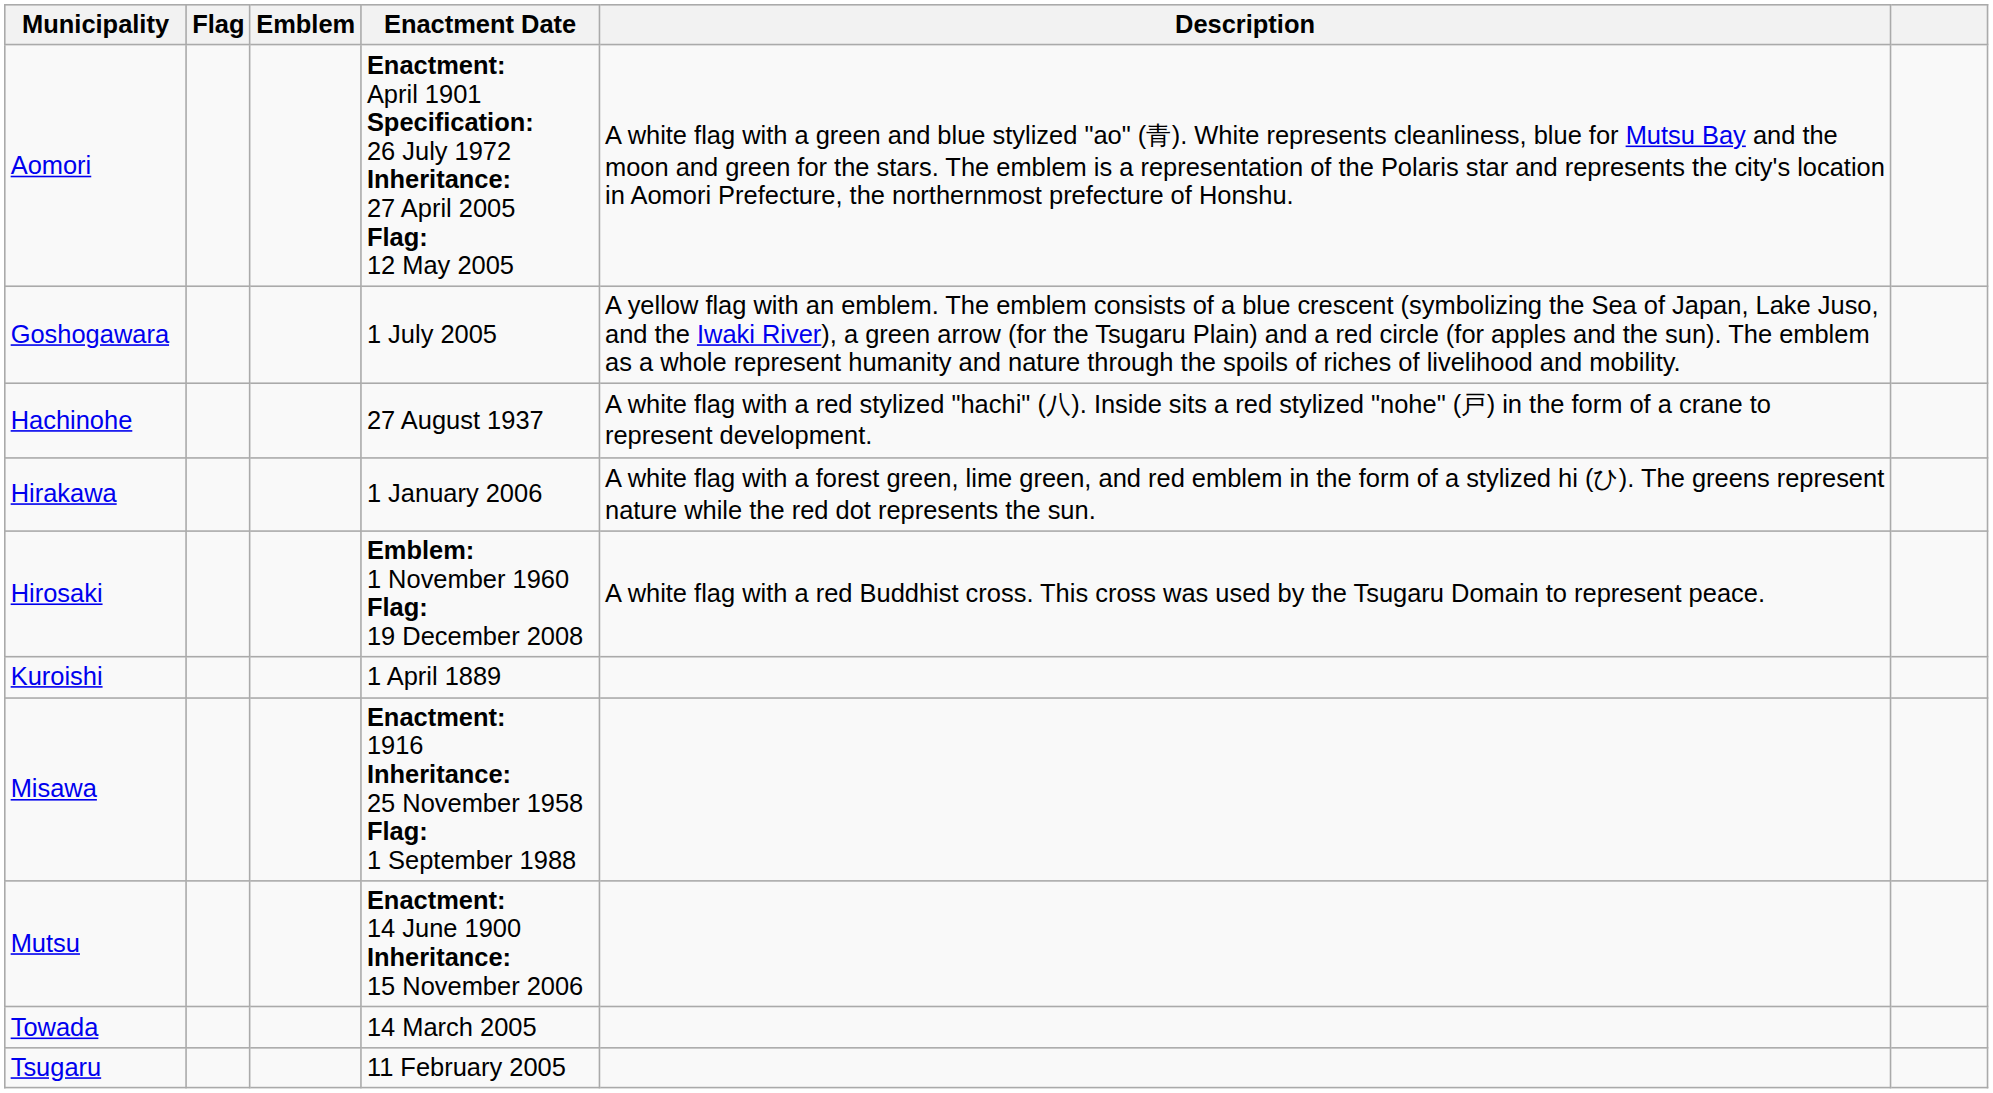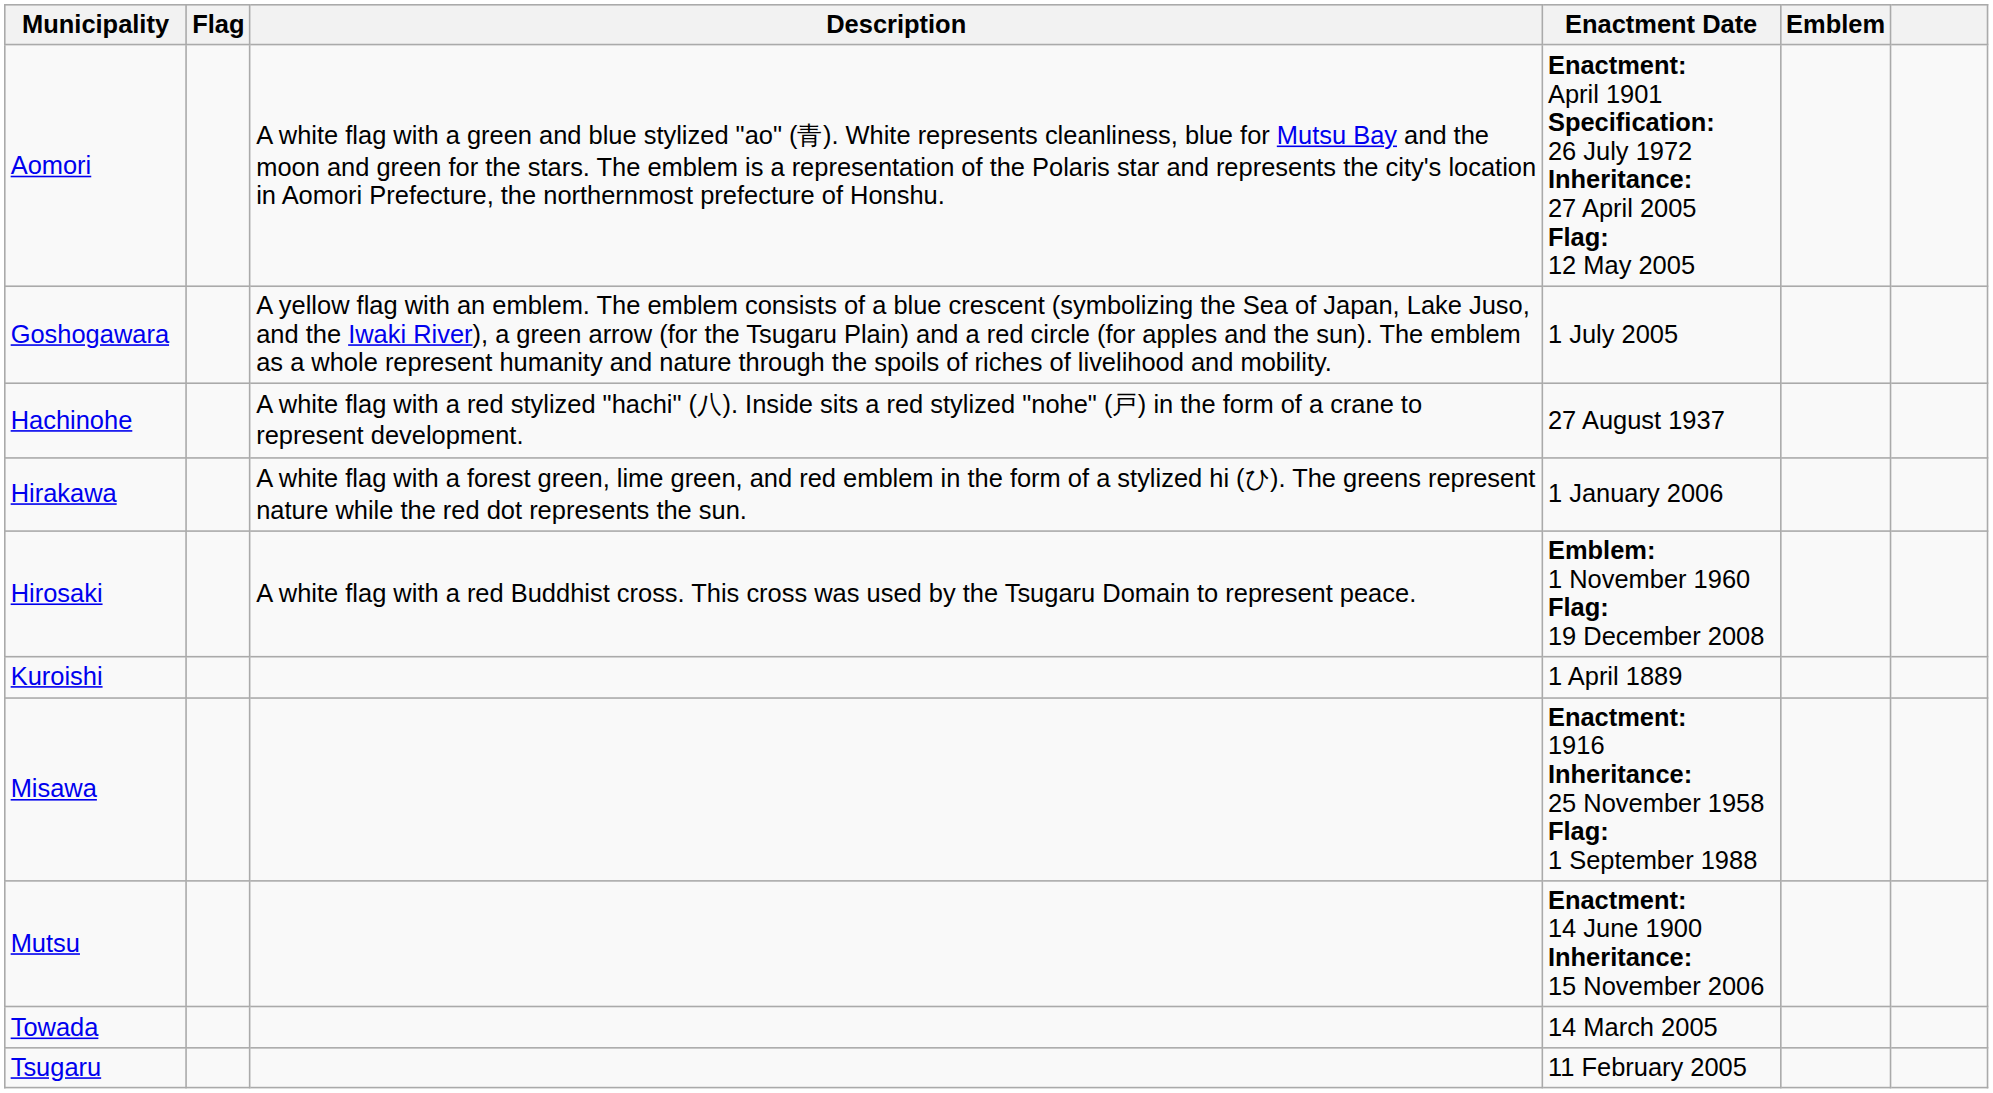columns swapped: (306, 24) <-> (1245, 24)
